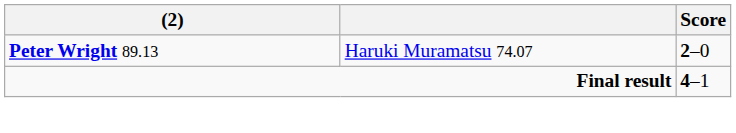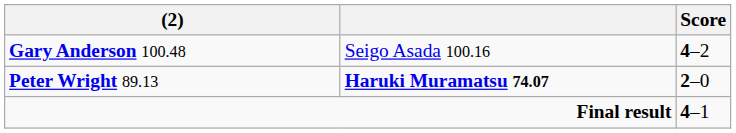+ row: (97, 50)
(439, 50) normal -> (447, 81) bold
